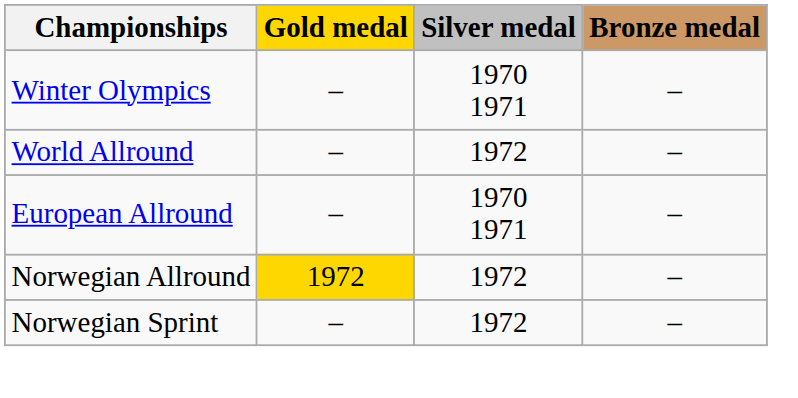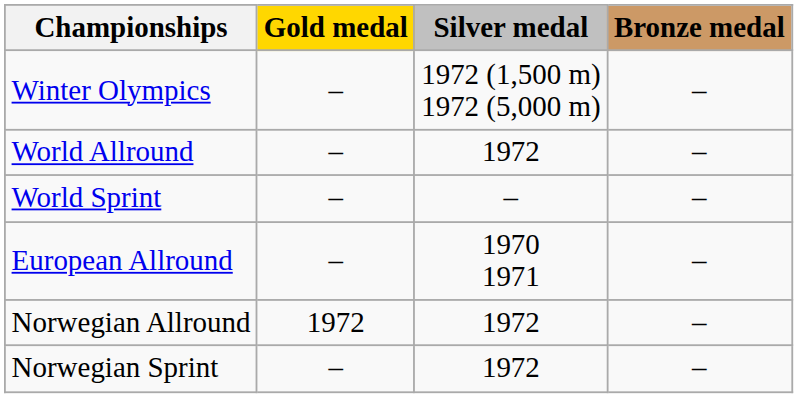(499, 89) 1970 1971 -> (511, 89) 1972 (1,500 m) 1972 (5,000 m)
+ row: (86, 197)
(336, 276) gold background -> (336, 322) no background
